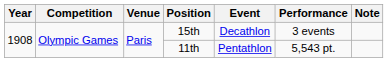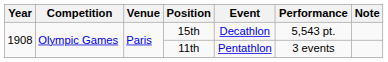(313, 31) 3 events -> (313, 31) 5,543 pt.
(313, 49) 5,543 pt. -> (313, 49) 3 events
